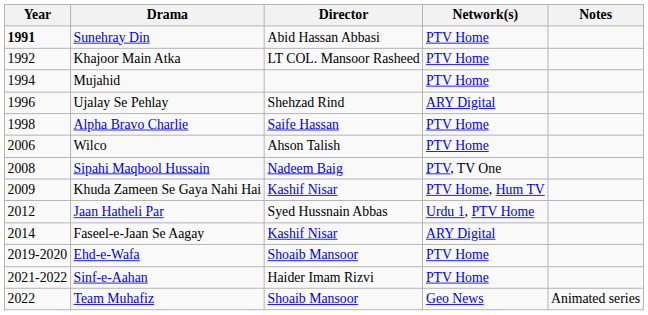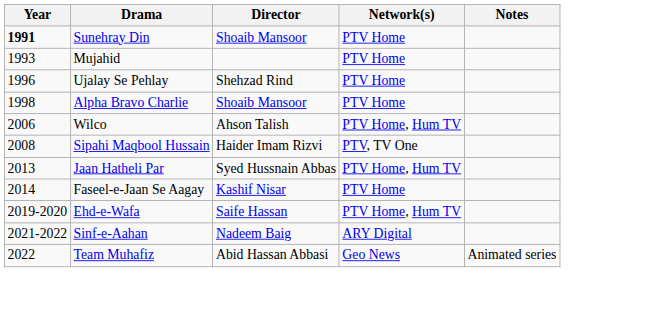(324, 37) Abid Hassan Abbasi -> (261, 37) Shoaib Mansoor
- row: (127, 59)
(21, 80) 1994 -> (21, 59) 1993
(461, 102) ARY Digital -> (374, 80) PTV Home
(303, 124) Saife Hassan -> (261, 102) Shoaib Mansoor
(457, 146) PTV Home -> (402, 124) PTV Home, Hum TV
(305, 168) Nadeem Baig -> (269, 146) Haider Imam Rizvi
- row: (167, 189)
(21, 211) 2012 -> (21, 168) 2013
(480, 211) Urdu 1, PTV Home -> (402, 168) PTV Home, Hum TV
(461, 233) ARY Digital -> (374, 189) PTV Home
(313, 255) Shoaib Mansoor -> (252, 211) Saife Hassan
(457, 255) PTV Home -> (402, 211) PTV Home, Hum TV
(321, 277) Haider Imam Rizvi -> (254, 233) Nadeem Baig
(457, 277) PTV Home -> (377, 233) ARY Digital
(313, 299) Shoaib Mansoor -> (272, 255) Abid Hassan Abbasi
